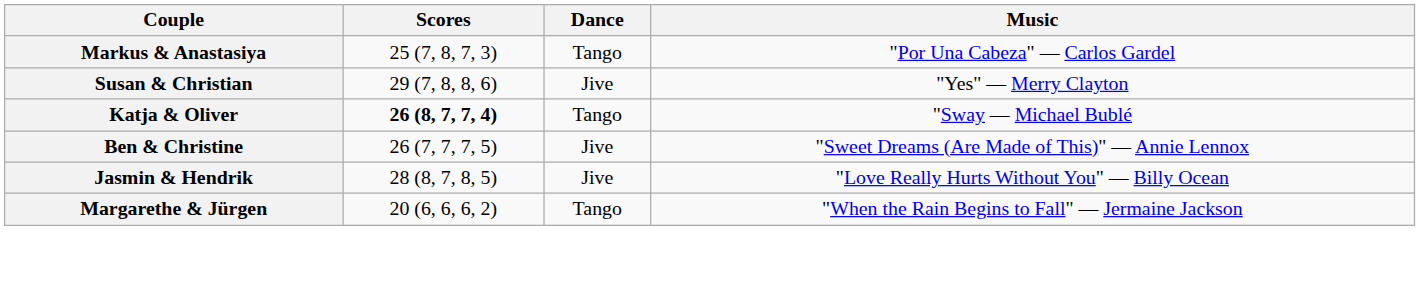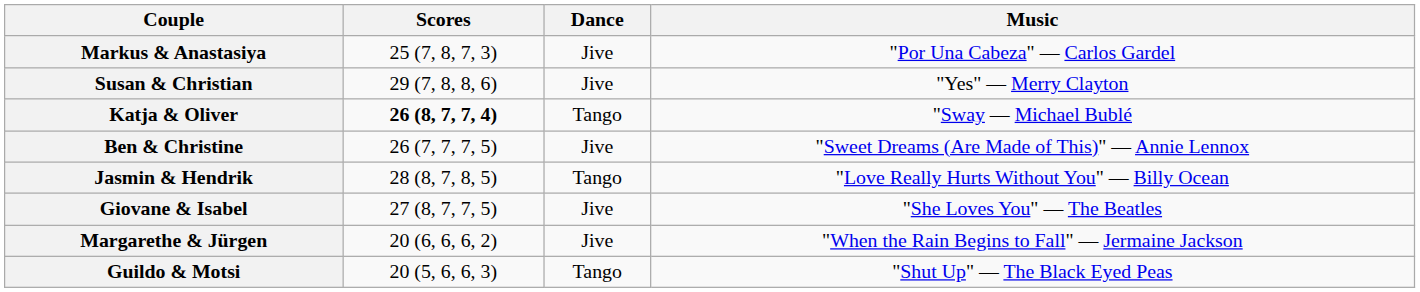(597, 51) Tango -> (597, 51) Jive
(597, 177) Jive -> (597, 177) Tango
+ row: (174, 209)
(597, 209) Tango -> (597, 240) Jive
+ row: (174, 271)
